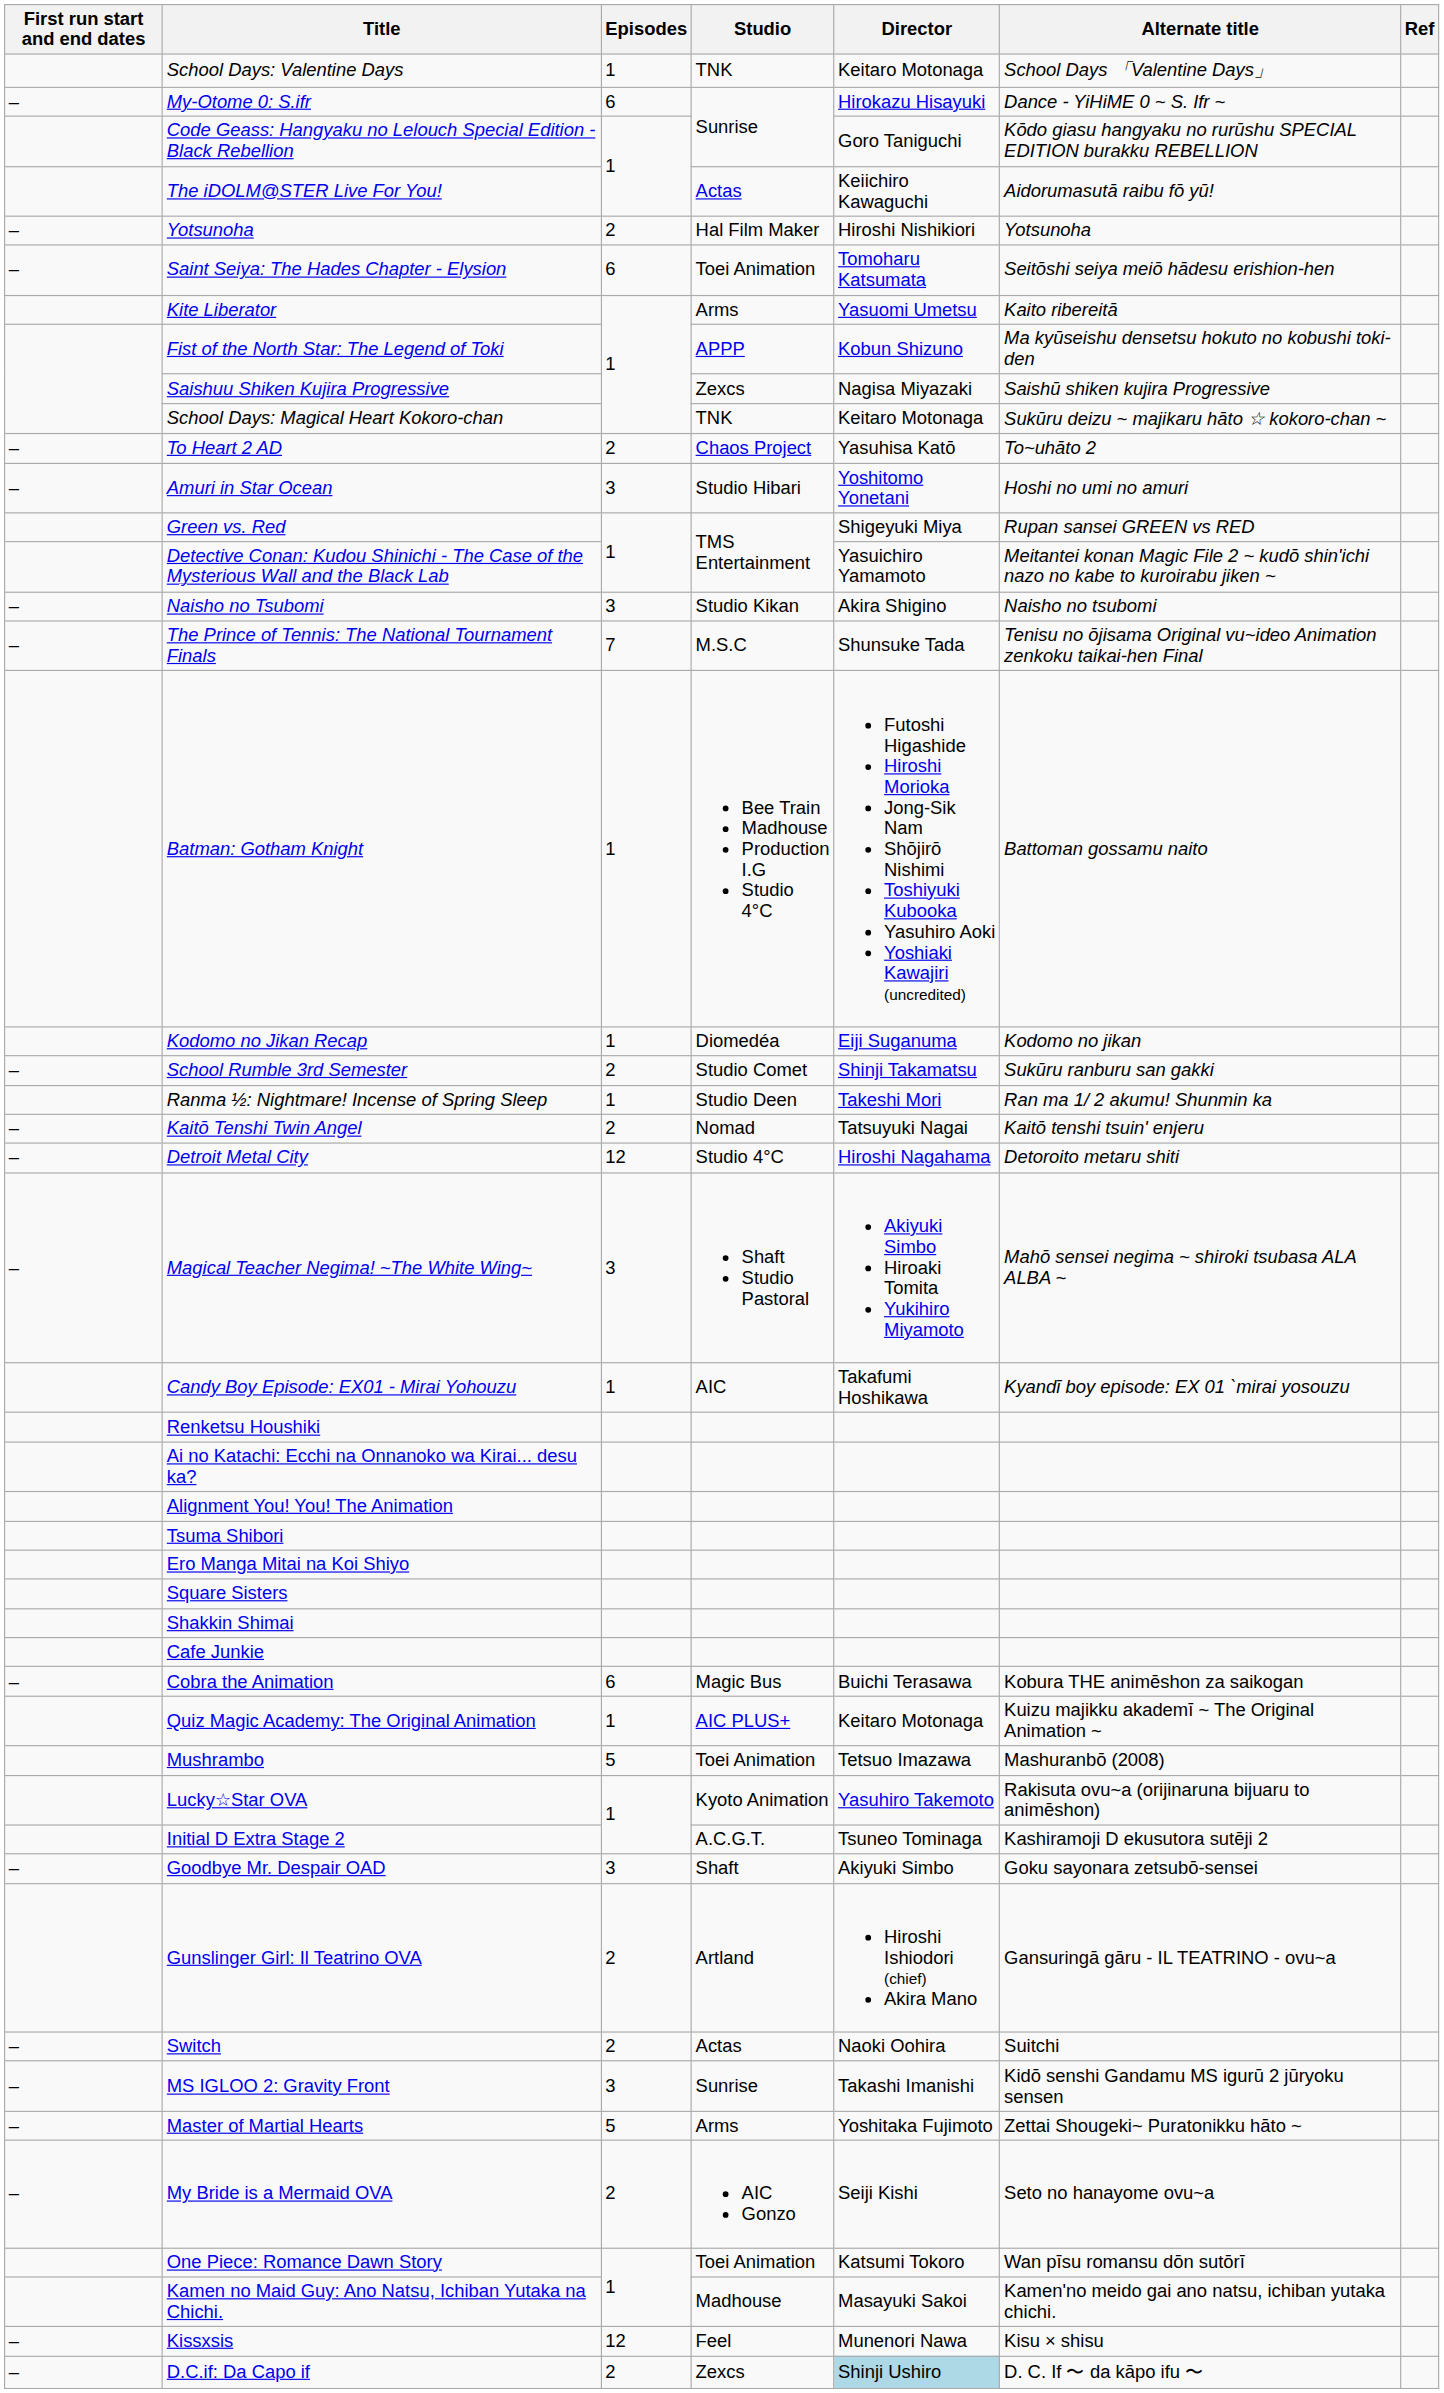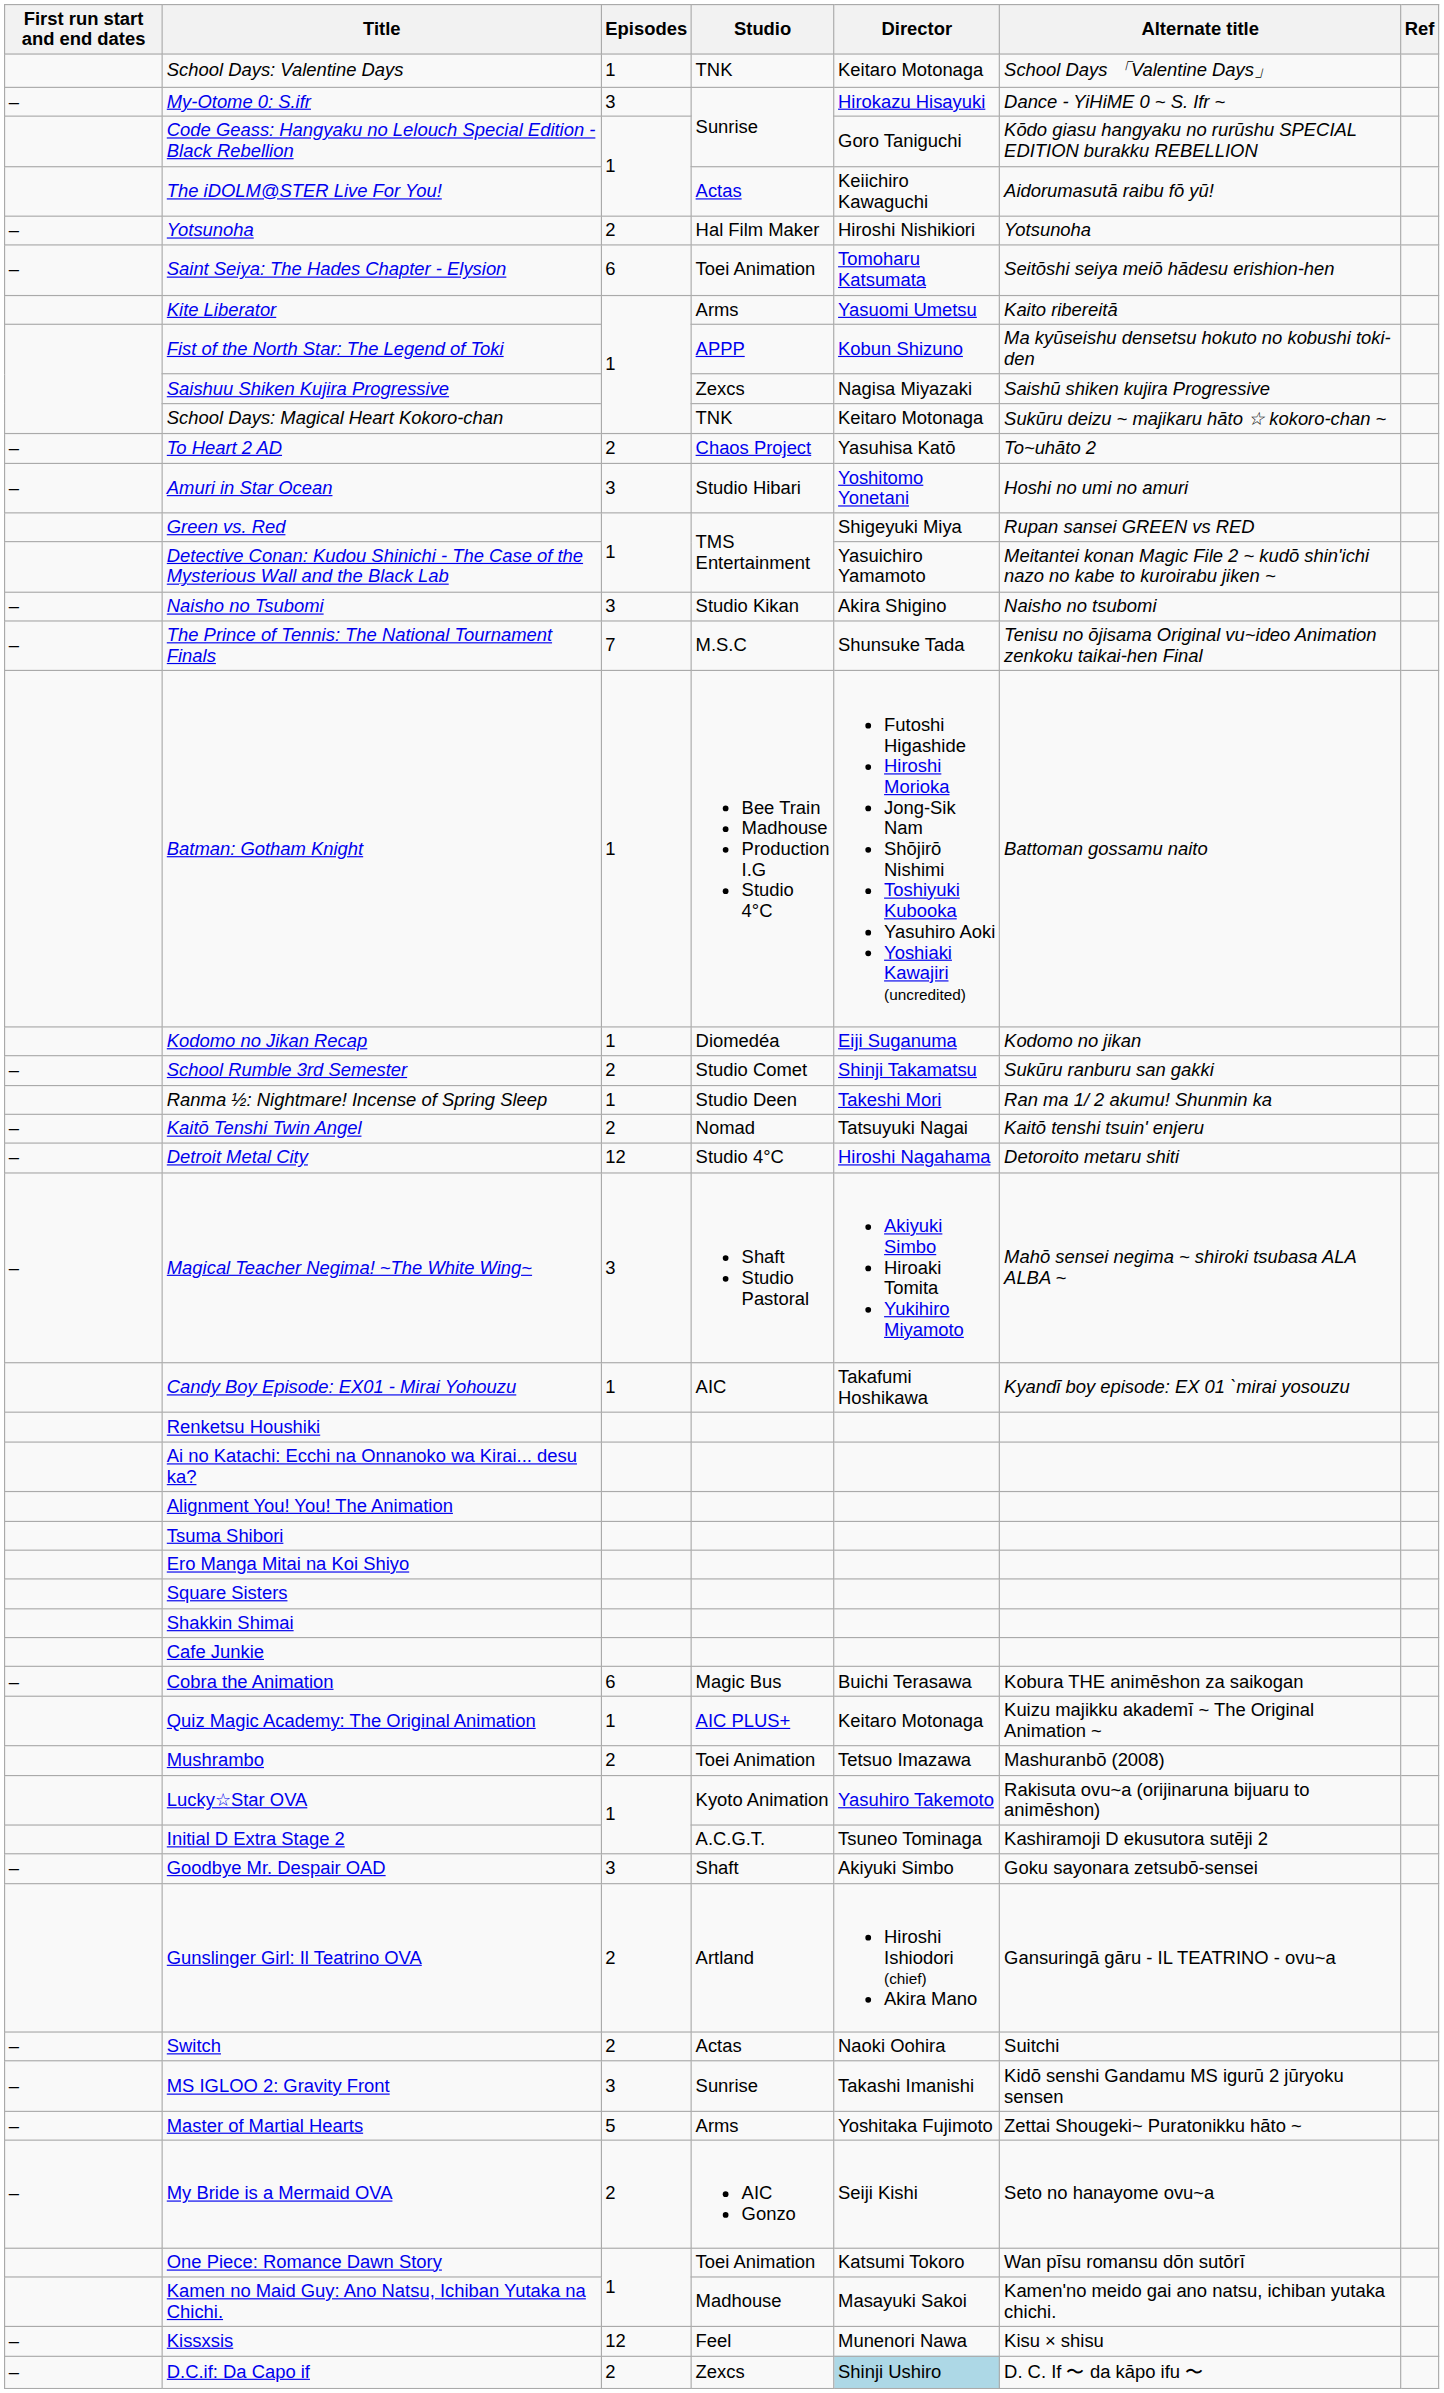(610, 101) 6 -> (610, 101) 3
(610, 1760) 5 -> (610, 1760) 2
